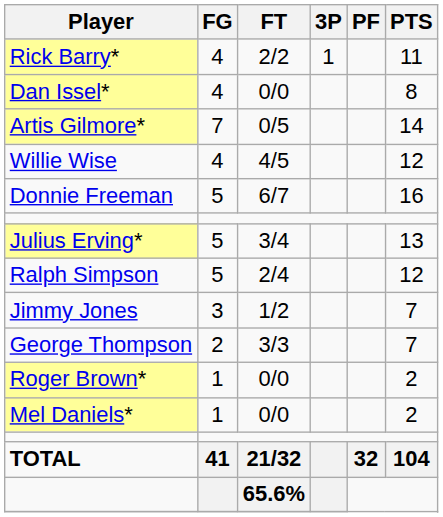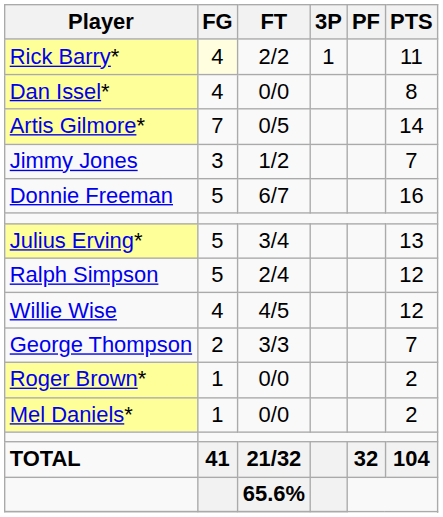(217, 56) no background -> (217, 56) lightyellow background
rows swapped: (74, 310) <-> (63, 160)
